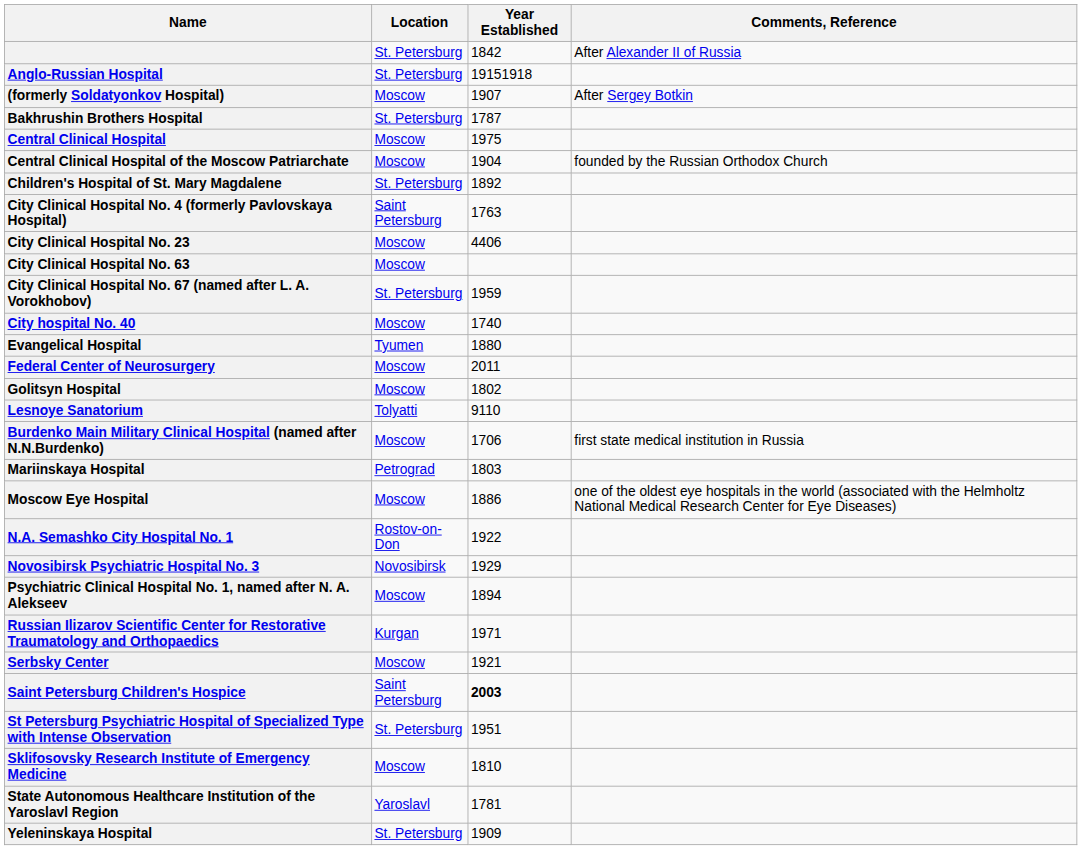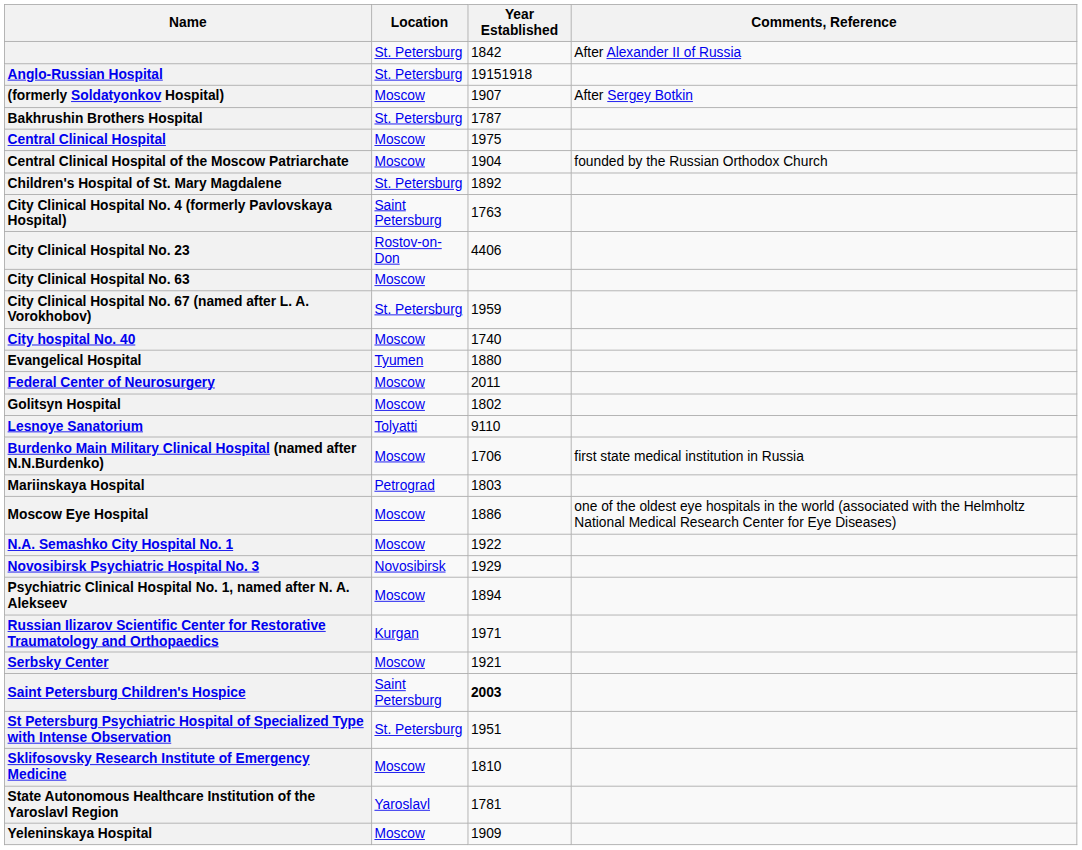(400, 242) Moscow -> (408, 250) Rostov-on-Don
(408, 537) Rostov-on-Don -> (400, 544) Moscow
(418, 834) St. Petersburg -> (400, 834) Moscow
